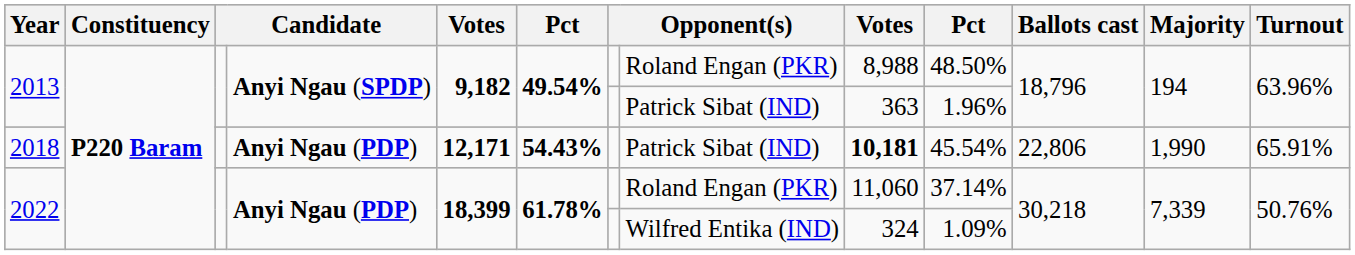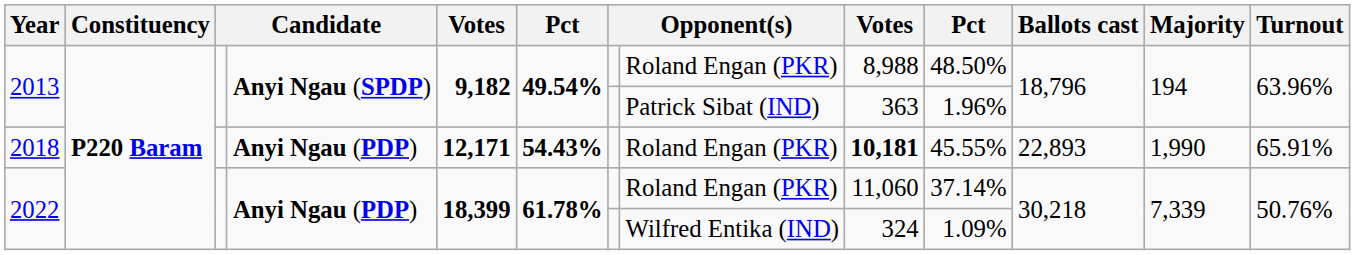(723, 147) Patrick Sibat (IND) -> (732, 147) Roland Engan (PKR)
(968, 147) 45.54% -> (968, 147) 45.55%
(1052, 147) 22,806 -> (1052, 147) 22,893
